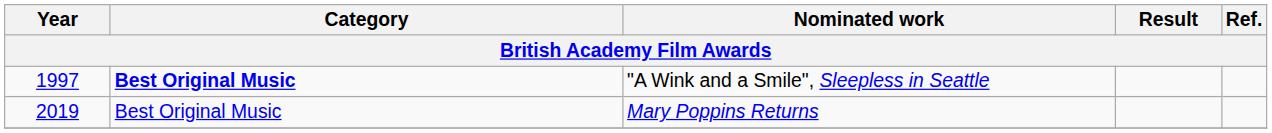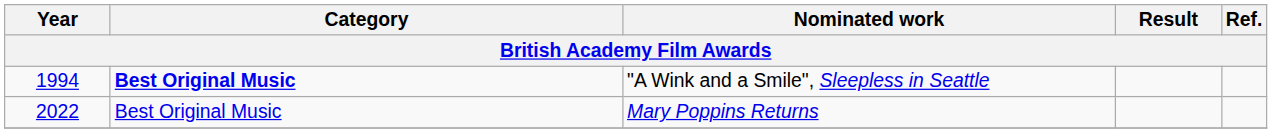(57, 81) 1997 -> (57, 81) 1994
(57, 111) 2019 -> (57, 111) 2022
